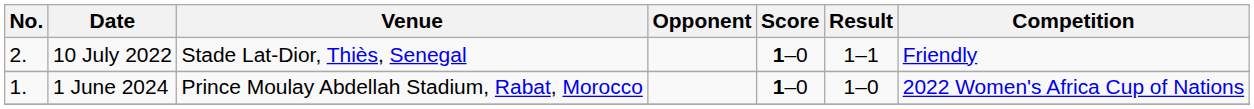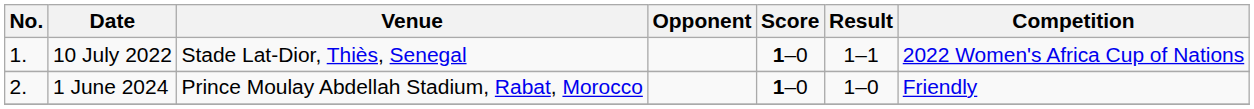(18, 54) 2. -> (18, 54) 1.
(940, 54) Friendly -> (1074, 54) 2022 Women's Africa Cup of Nations
(18, 87) 1. -> (18, 87) 2.
(1074, 87) 2022 Women's Africa Cup of Nations -> (940, 87) Friendly
